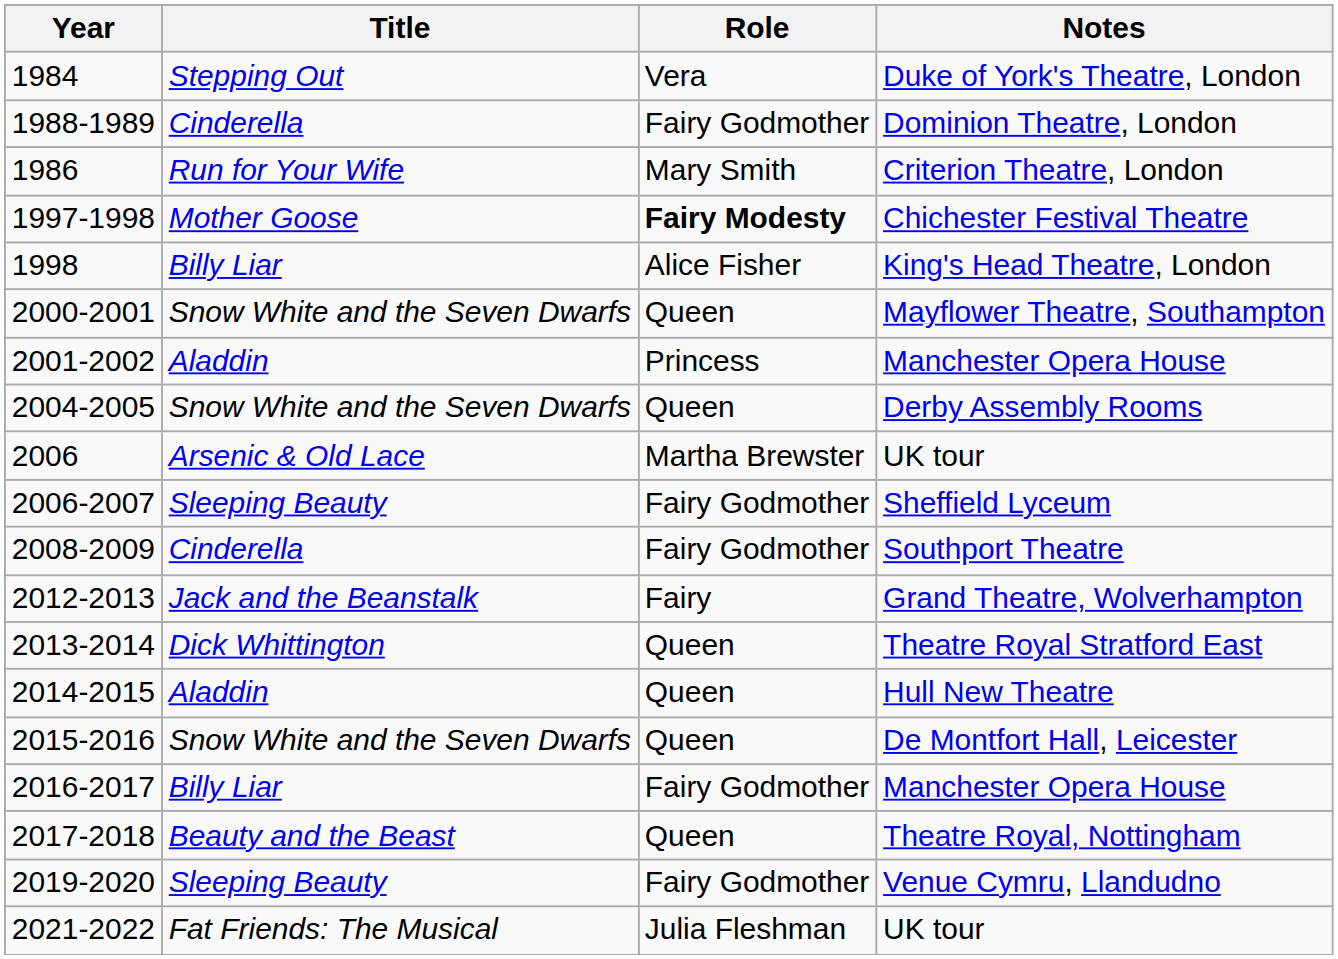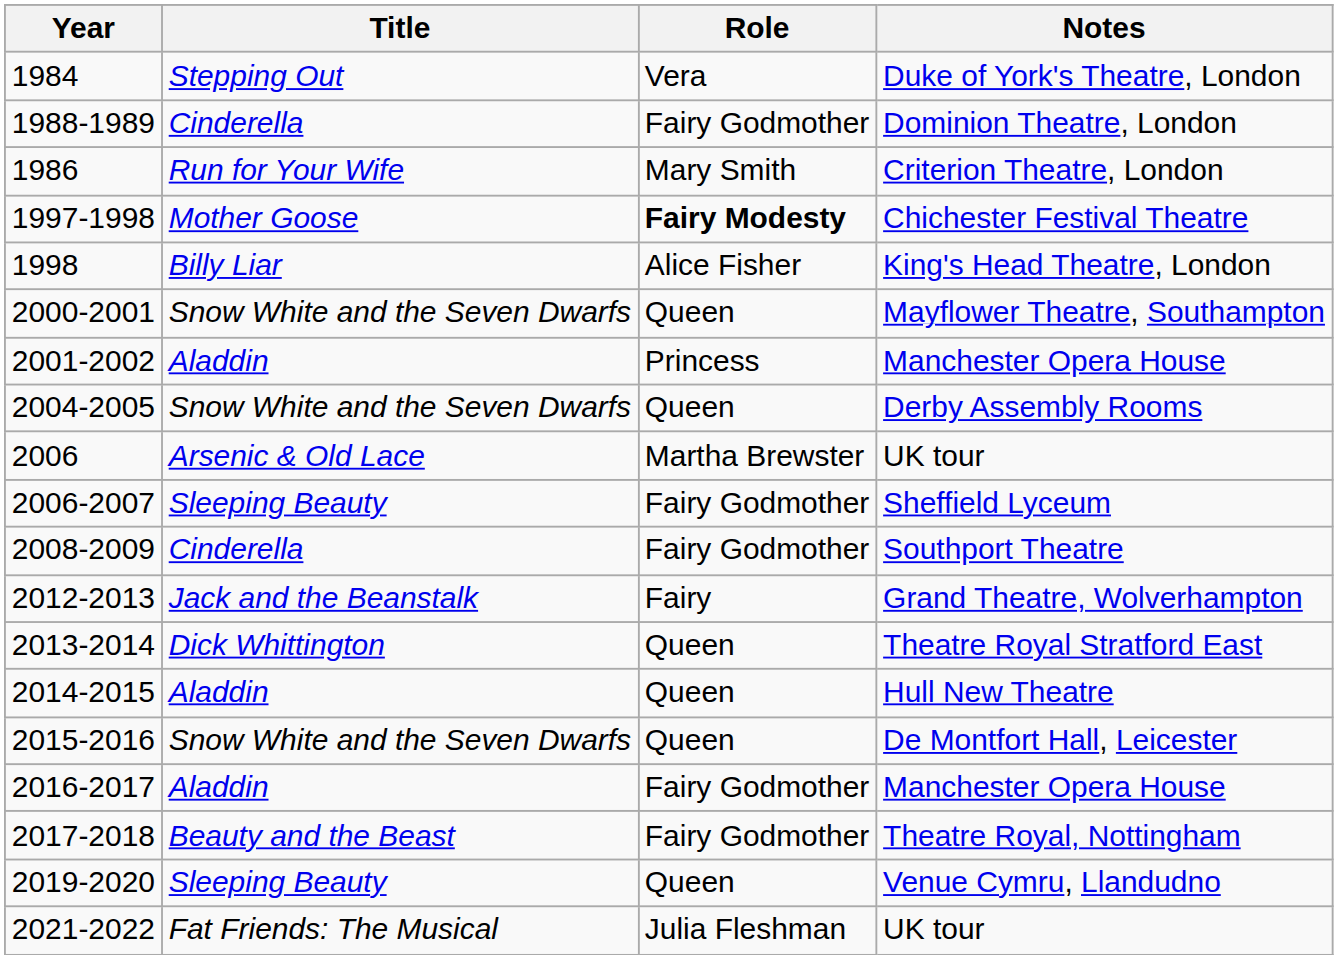(225, 787) Billy Liar -> (219, 787) Aladdin
(690, 834) Queen -> (757, 834) Fairy Godmother
(757, 882) Fairy Godmother -> (690, 882) Queen
